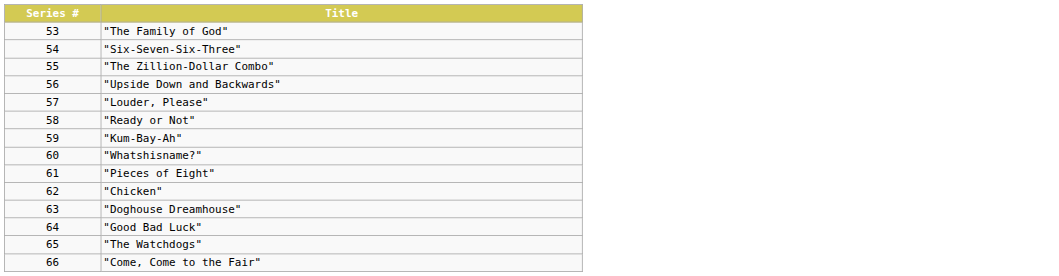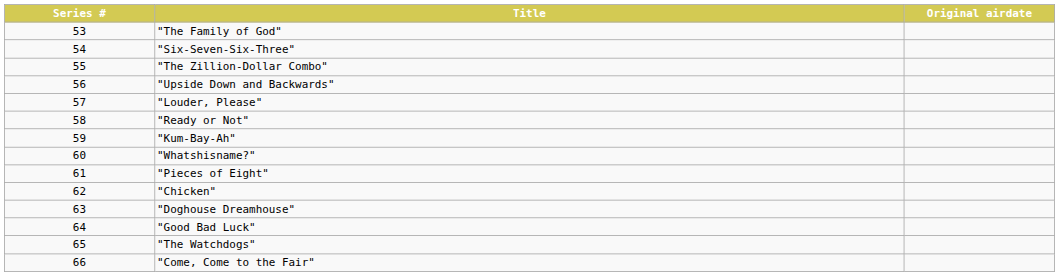+ column: (979, 13)
